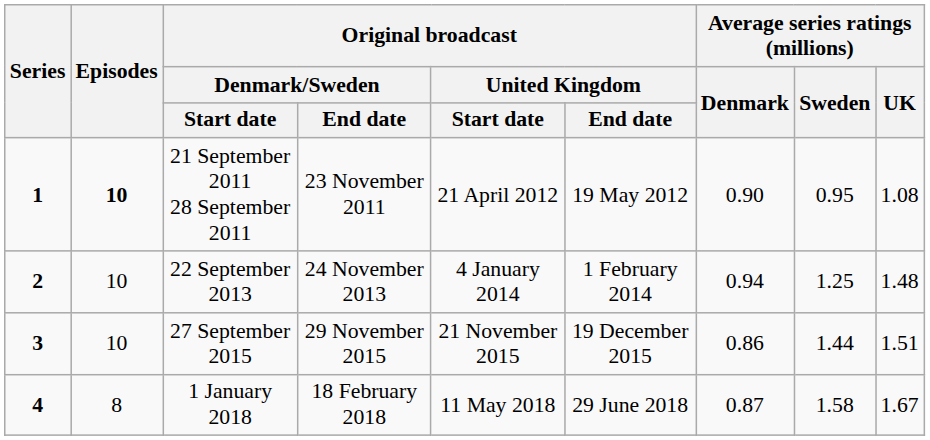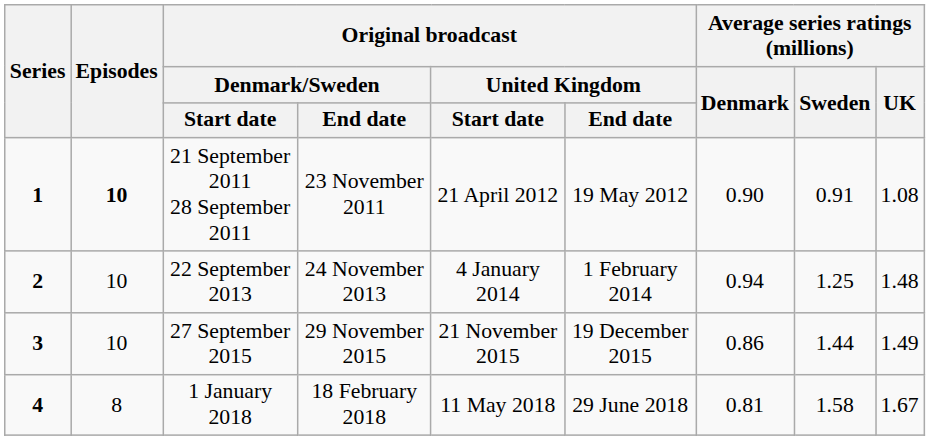(835, 194) 0.95 -> (835, 194) 0.91
(900, 343) 1.51 -> (900, 343) 1.49
(745, 404) 0.87 -> (745, 404) 0.81
